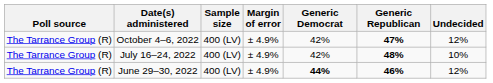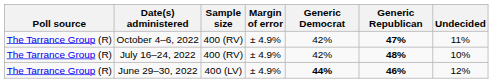(222, 39) 400 (LV) -> (223, 39) 400 (RV)
(458, 39) 12% -> (460, 39) 11%
(222, 55) 400 (LV) -> (223, 55) 400 (RV)
